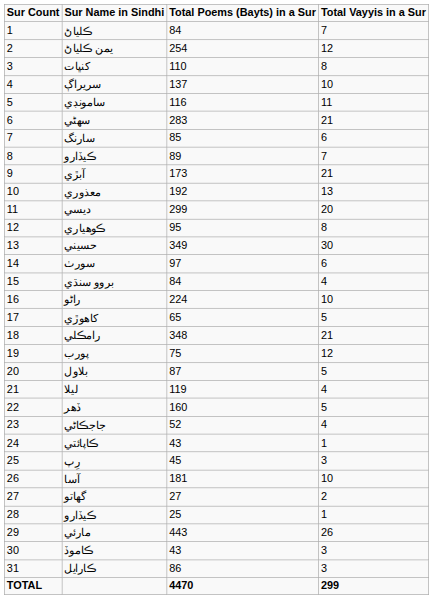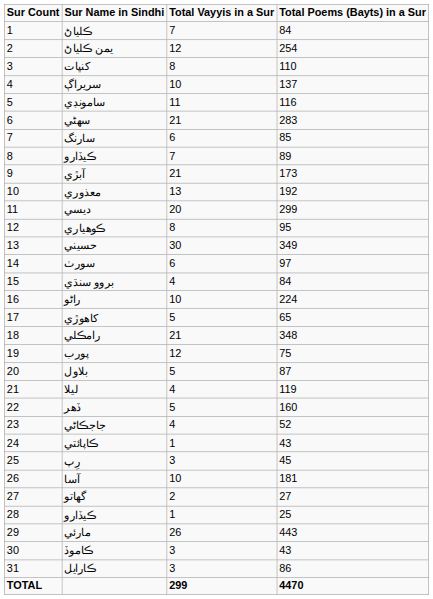columns swapped: (243, 13) <-> (373, 13)
